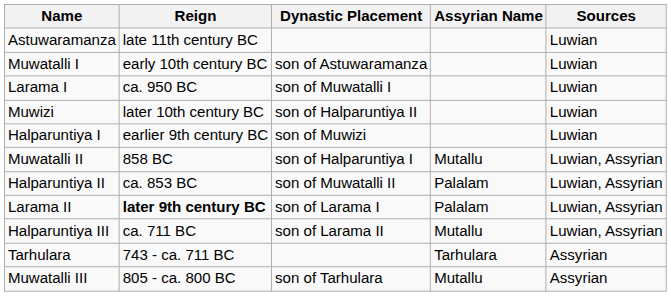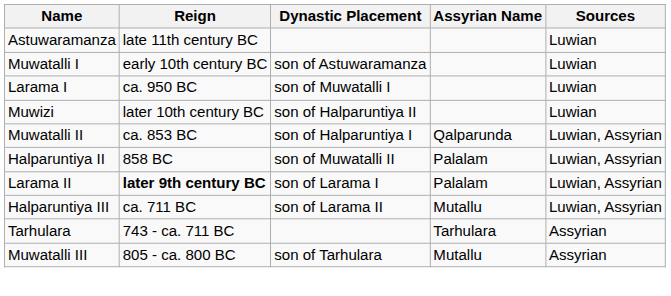- row: (54, 135)
(148, 159) 858 BC -> (160, 135) ca. 853 BC
(458, 159) Mutallu -> (473, 135) Qalparunda
(160, 183) ca. 853 BC -> (148, 159) 858 BC
